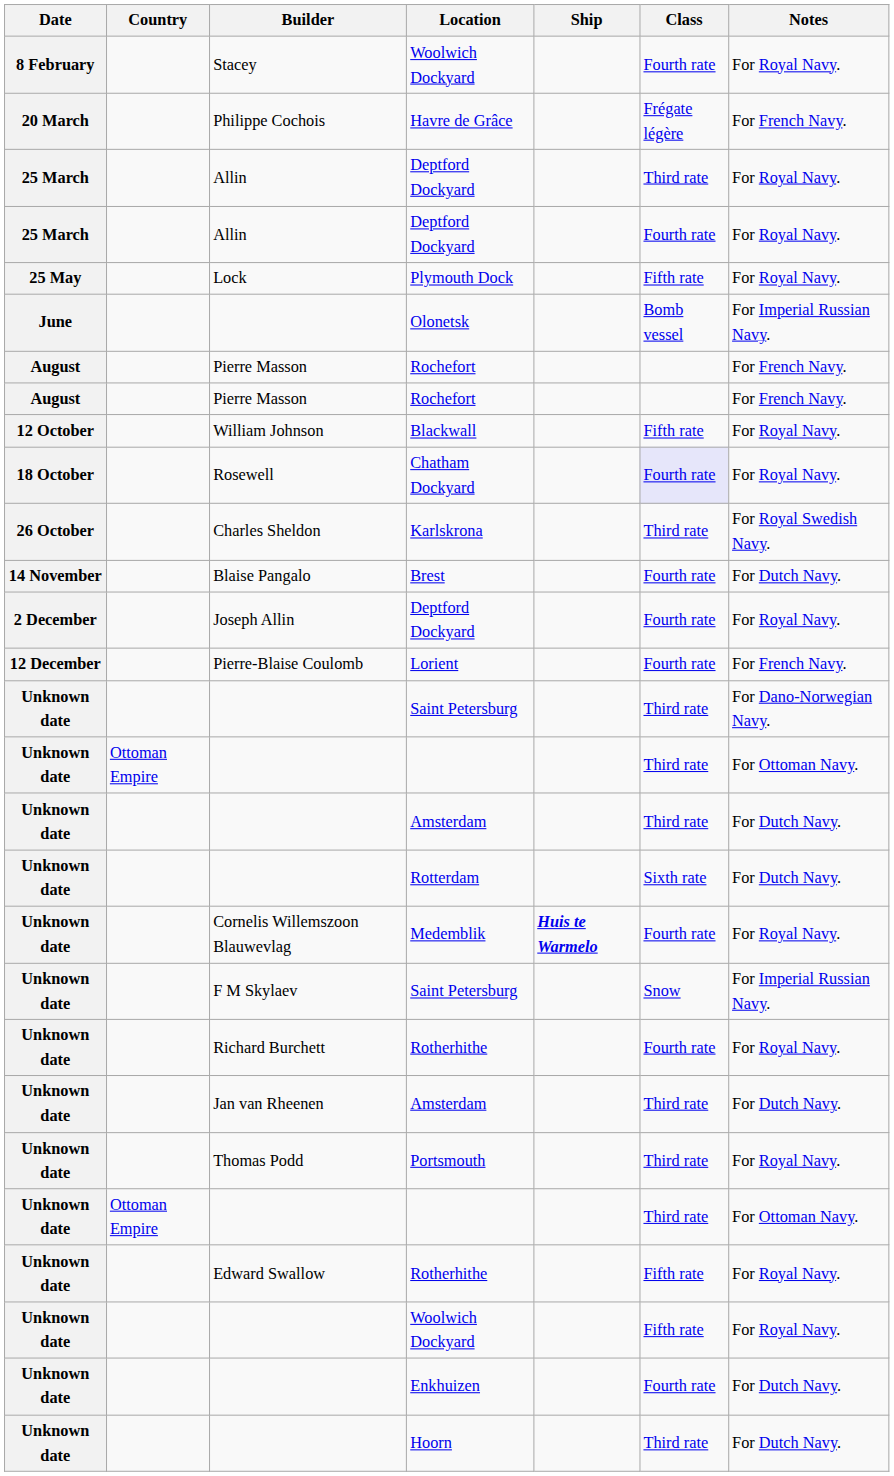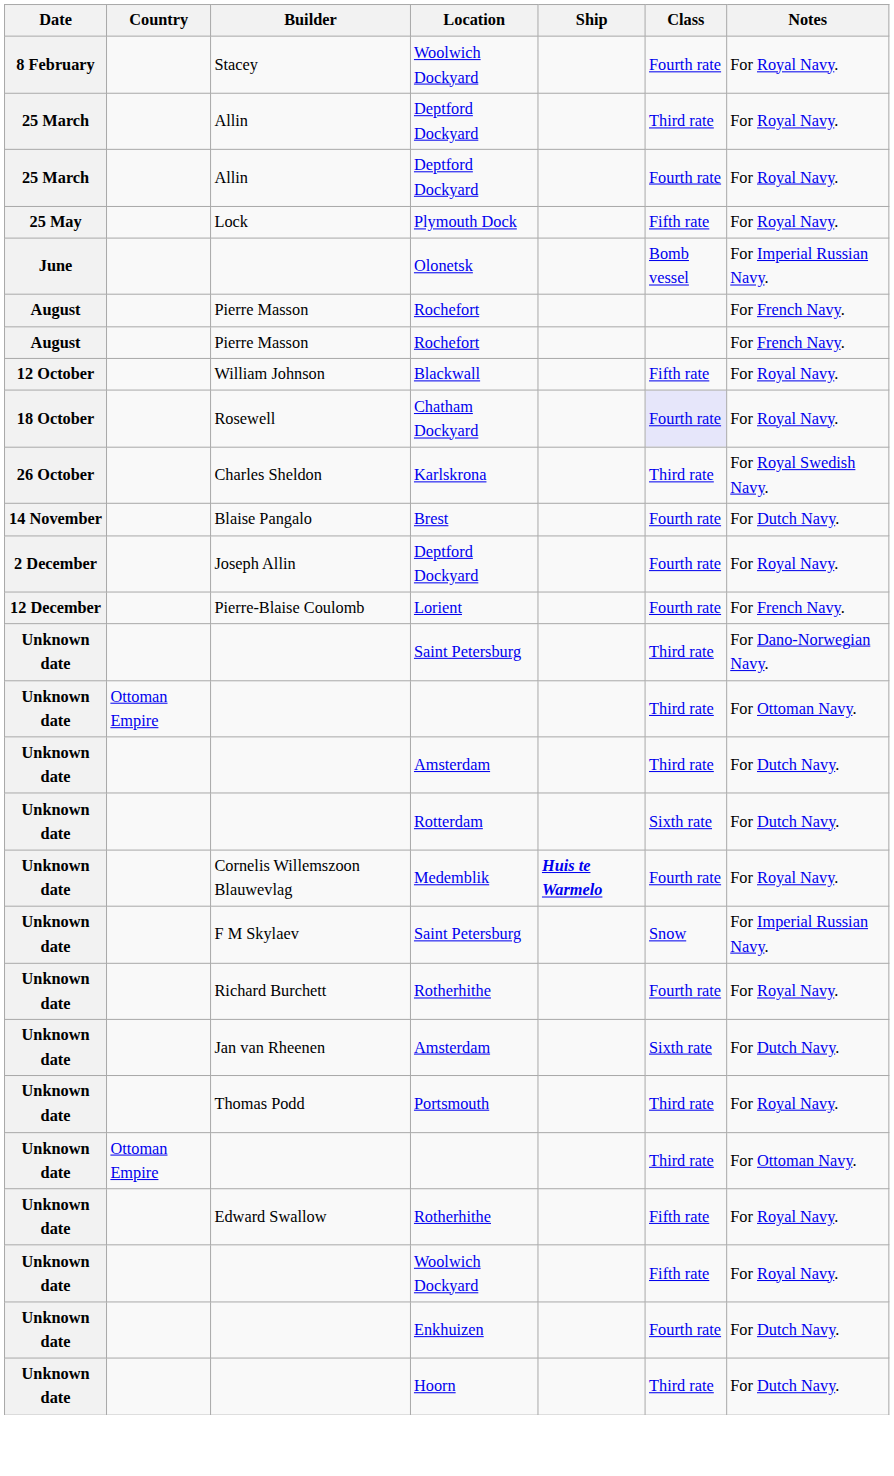- row: (269, 121)
(676, 1103) Third rate -> (681, 1047) Sixth rate
